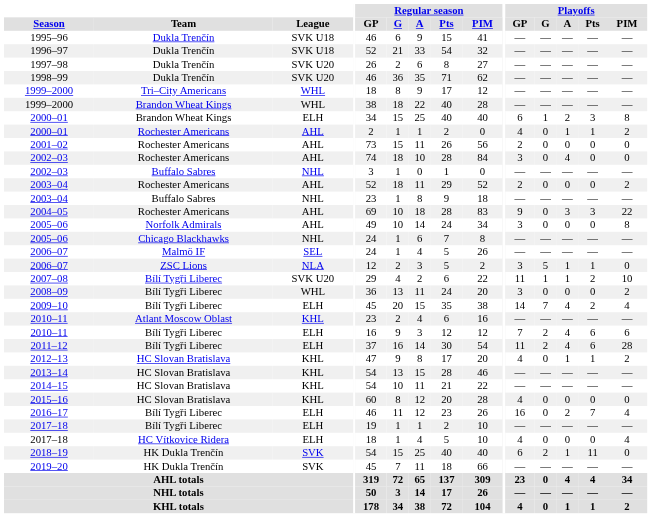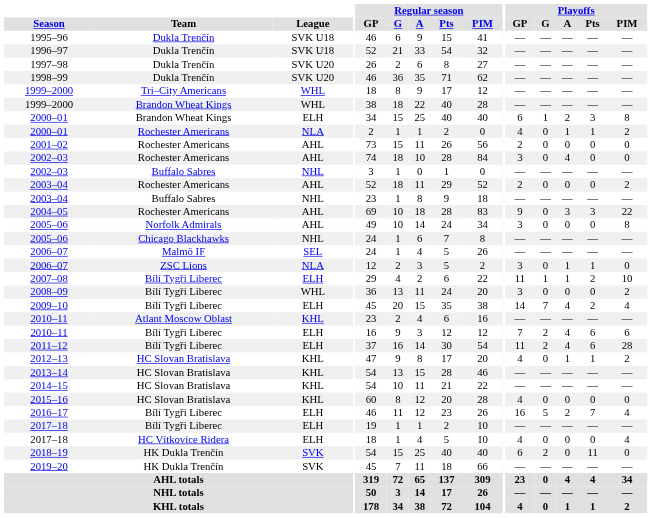(313, 131) AHL -> (313, 131) NLA
(546, 265) 5 -> (546, 265) 0
(313, 278) SVK U20 -> (313, 278) ELH
(546, 412) 0 -> (546, 412) 5
(567, 453) 1 -> (567, 453) 0
